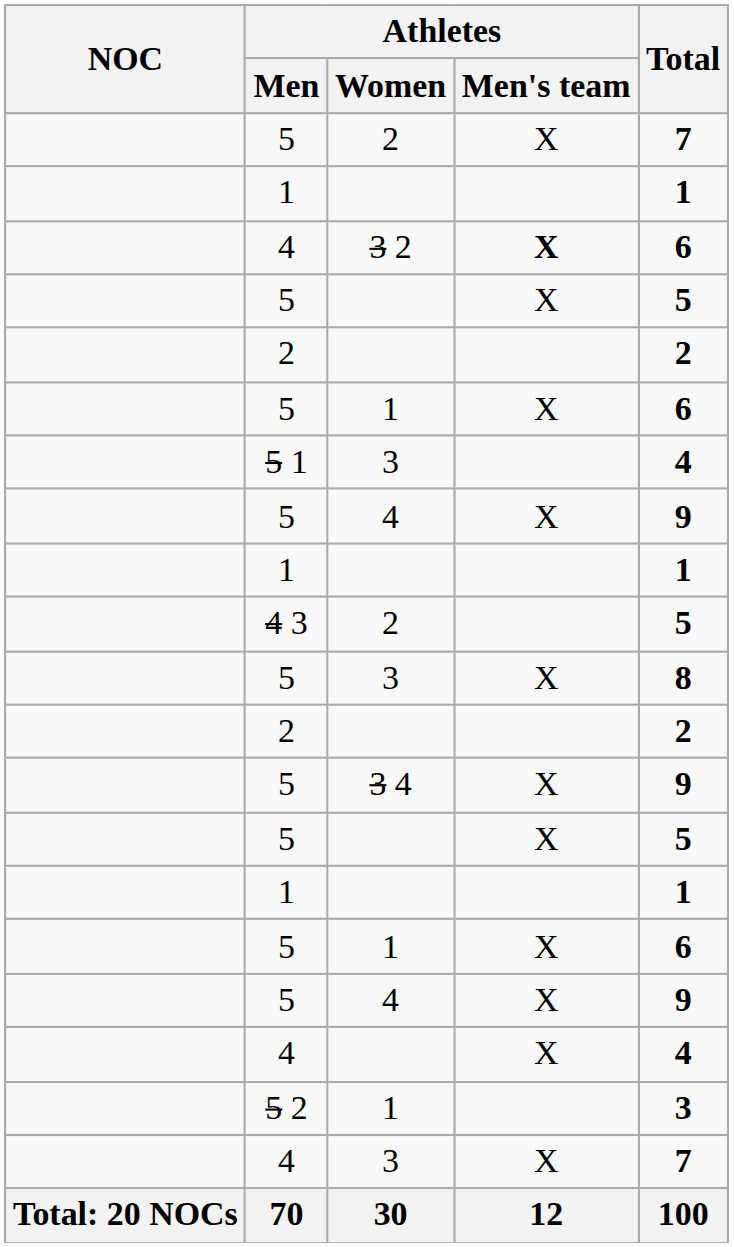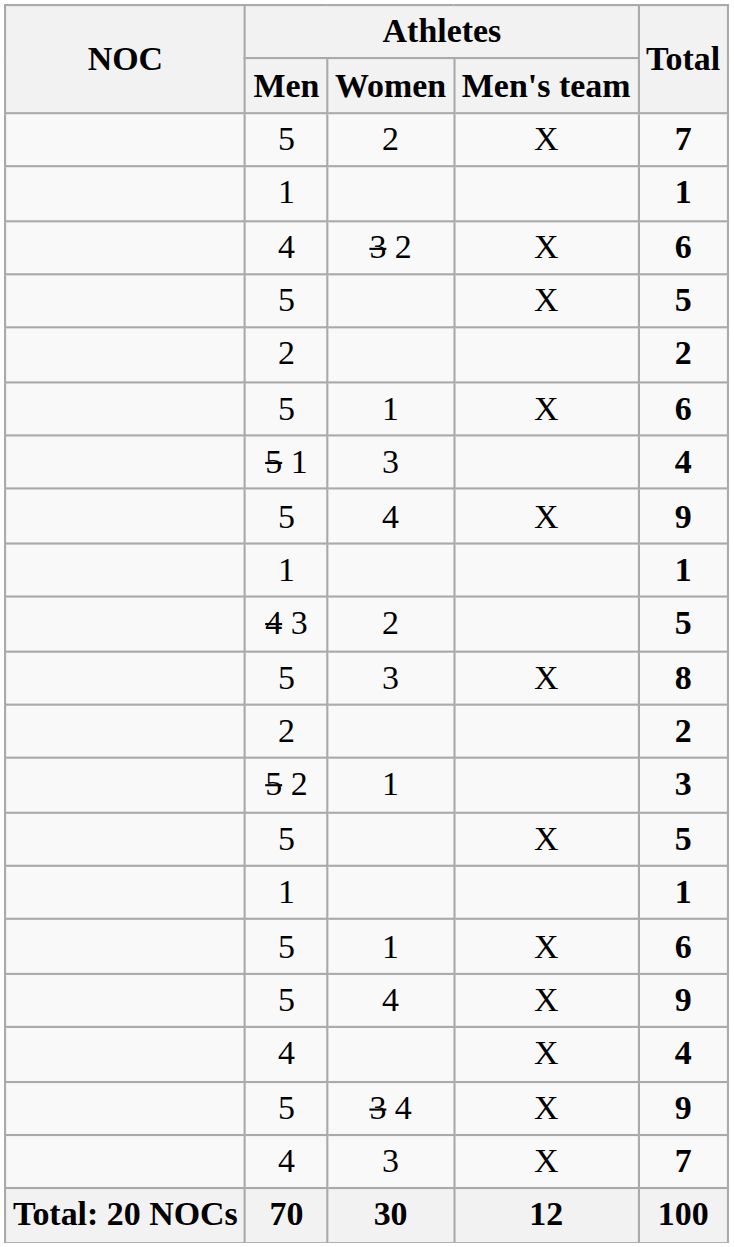(546, 246) bold -> (546, 246) normal
rows swapped: (286, 784) <-> (286, 1107)
